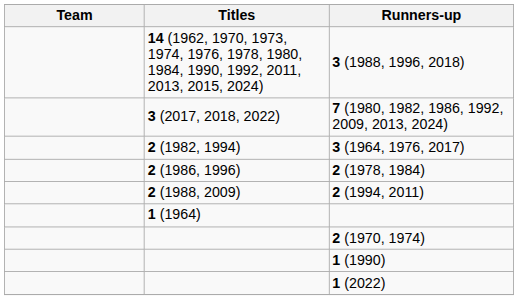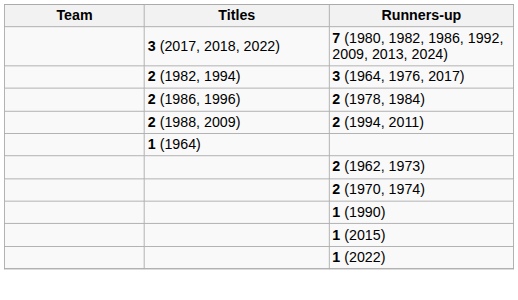- row: (225, 62)
+ row: (237, 167)
+ row: (237, 235)
